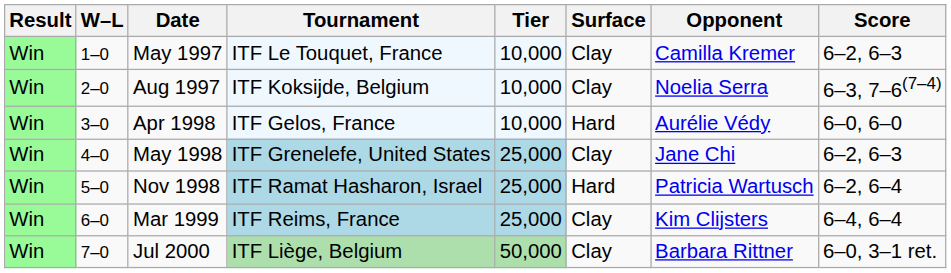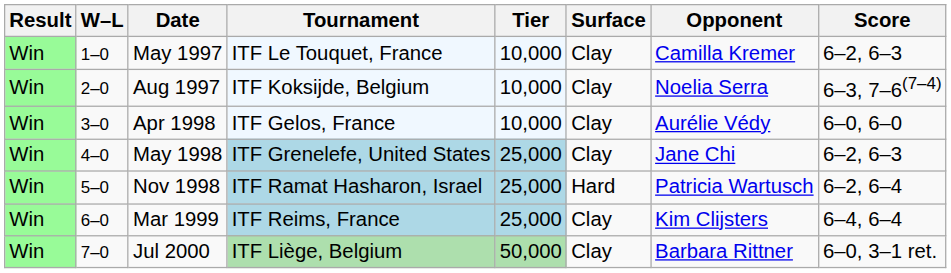(593, 122) Hard -> (592, 122) Clay
